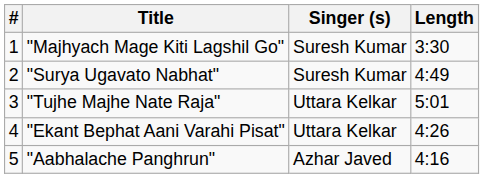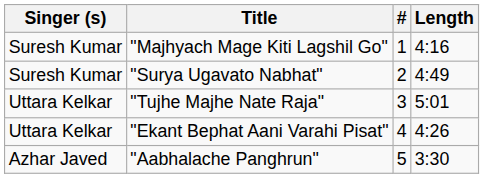columns swapped: (14, 18) <-> (350, 18)
(432, 46) 3:30 -> (432, 46) 4:16
(432, 159) 4:16 -> (432, 159) 3:30
